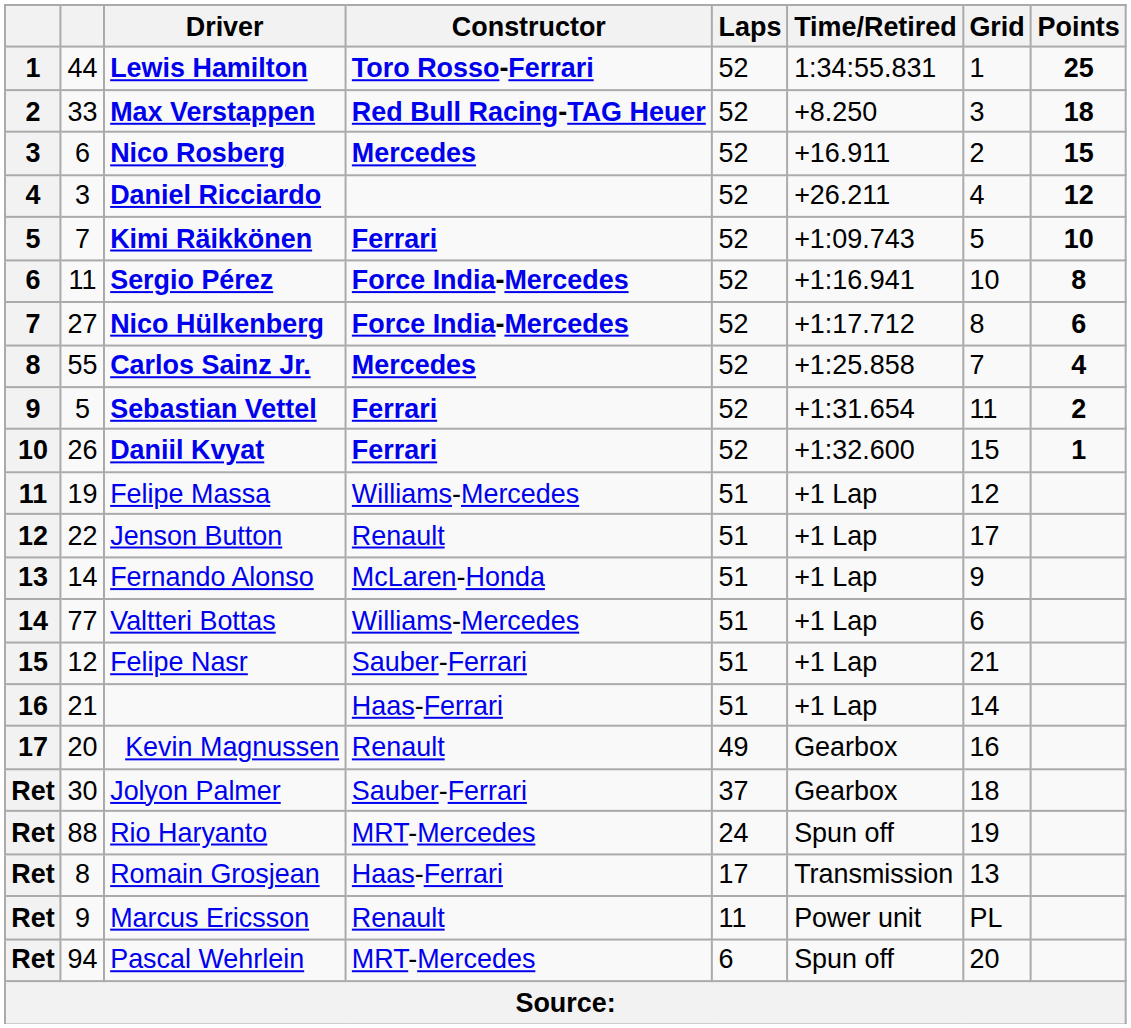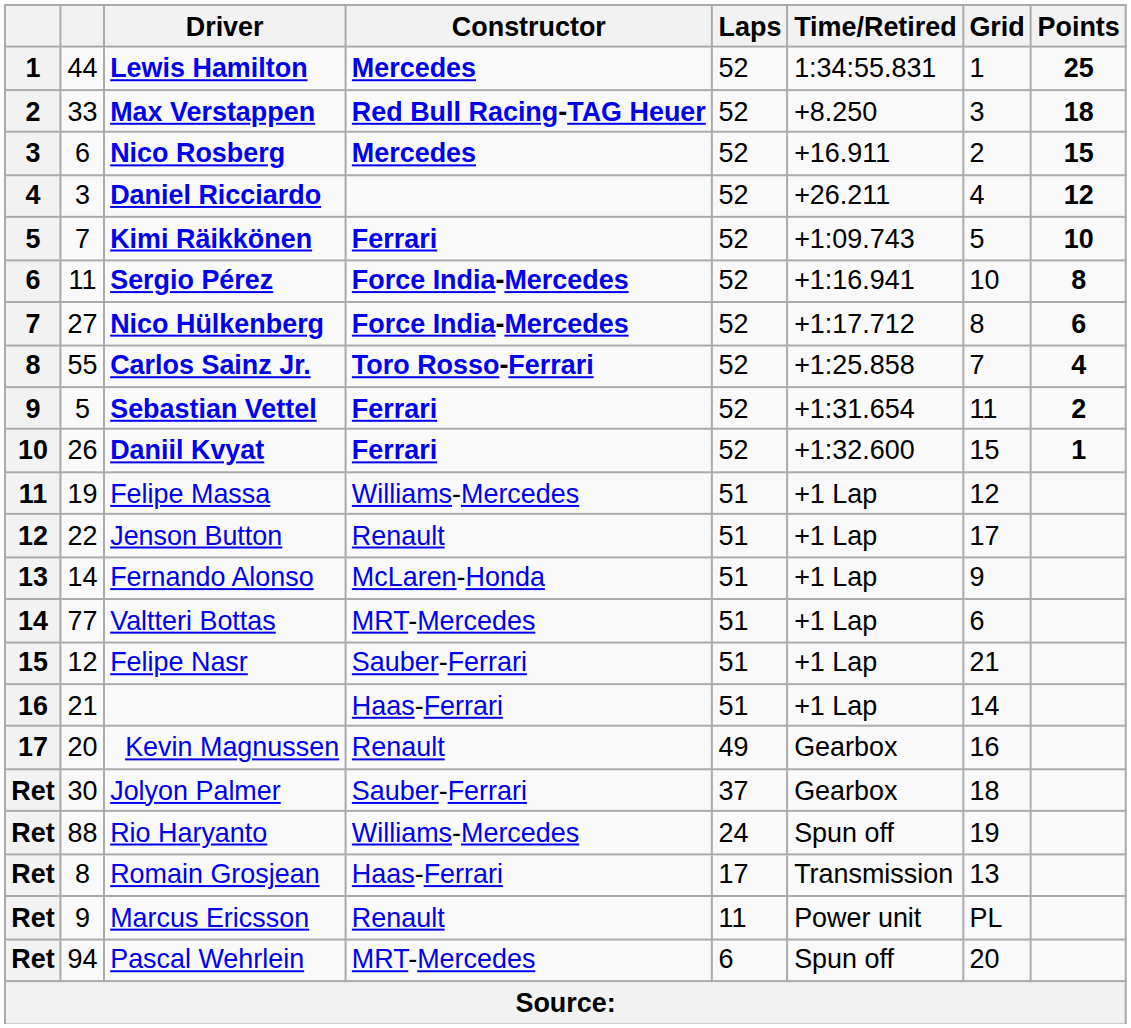(473, 68) Toro Rosso-Ferrari -> (414, 68) Mercedes
(414, 365) Mercedes -> (473, 365) Toro Rosso-Ferrari
(466, 620) Williams-Mercedes -> (444, 620) MRT-Mercedes
(444, 832) MRT-Mercedes -> (466, 832) Williams-Mercedes
